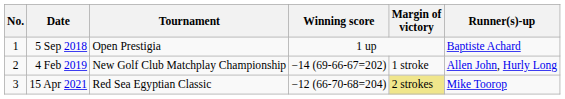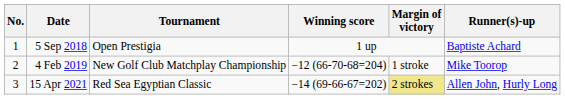(339, 65) −14 (69-66-67=202) -> (339, 65) −12 (66-70-68=204)
(502, 65) Allen John, Hurly Long -> (477, 65) Mike Toorop
(339, 85) −12 (66-70-68=204) -> (339, 85) −14 (69-66-67=202)
(477, 85) Mike Toorop -> (502, 85) Allen John, Hurly Long
